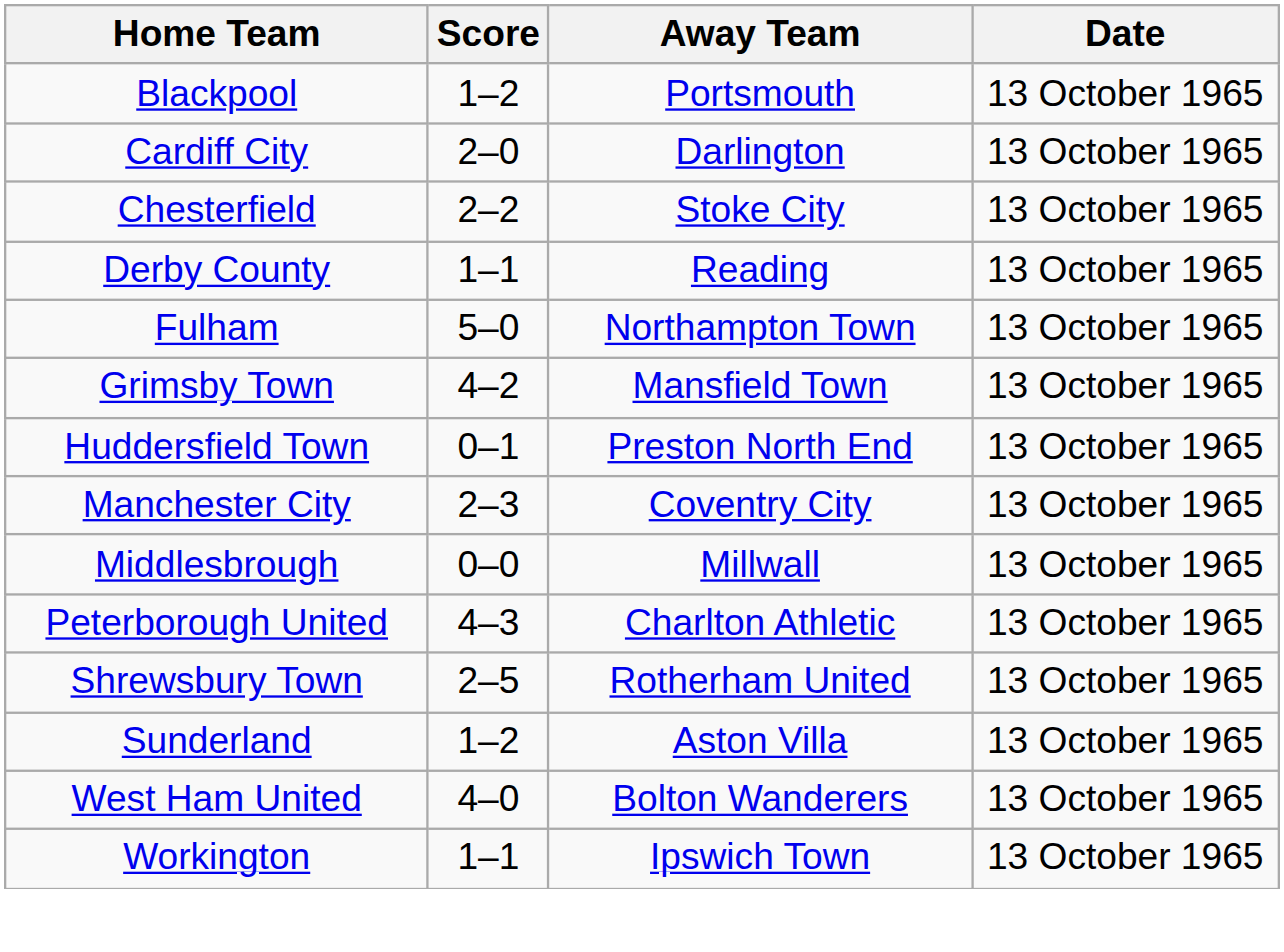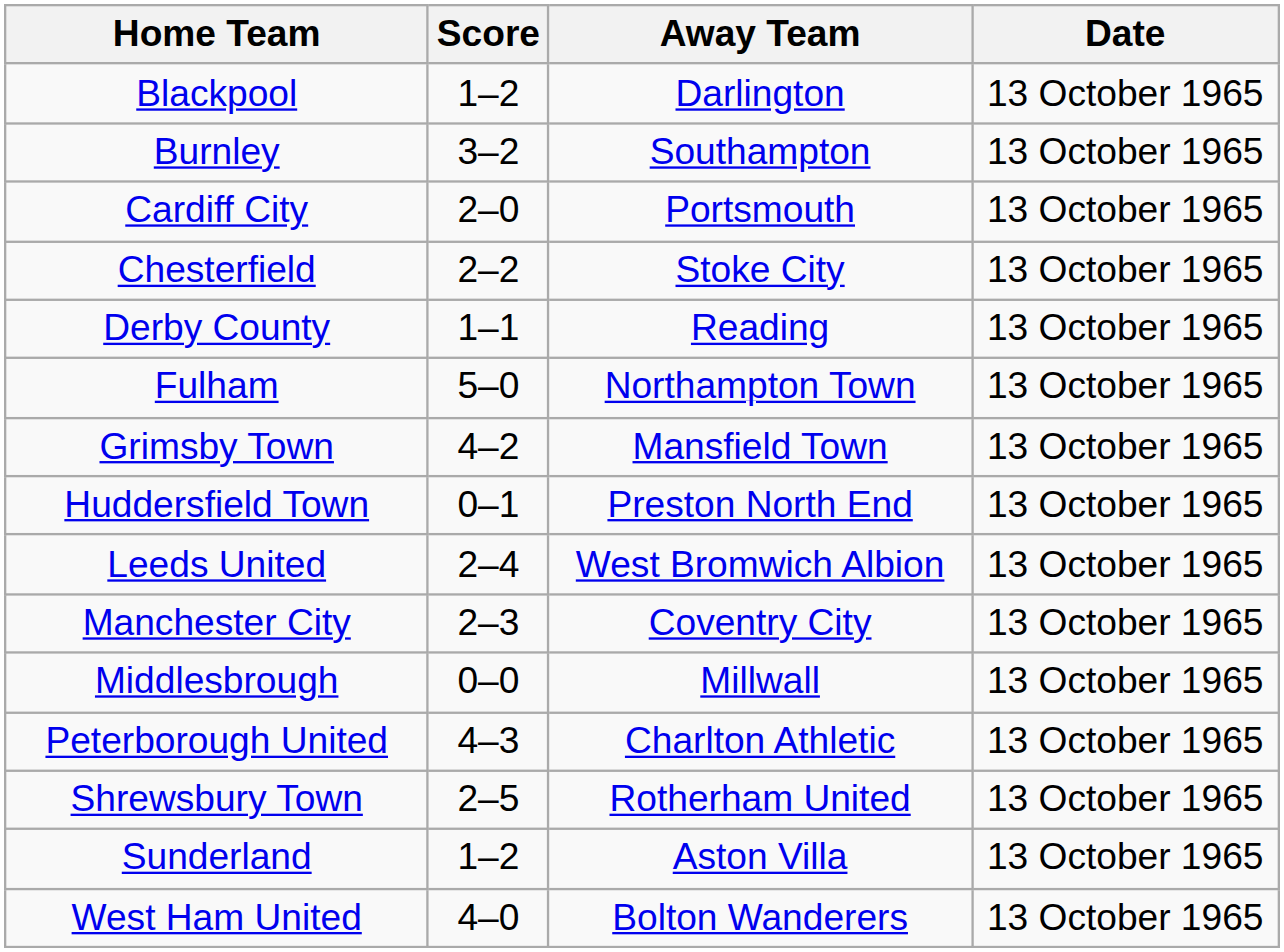(760, 92) Portsmouth -> (760, 92) Darlington
+ row: (217, 151)
(760, 151) Darlington -> (760, 210) Portsmouth
+ row: (217, 563)
- row: (217, 858)
